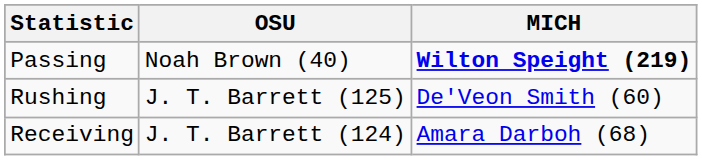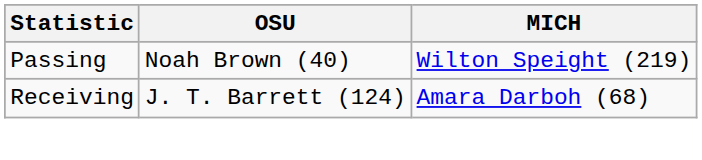(554, 61) bold -> (554, 61) normal
- row: (58, 98)
